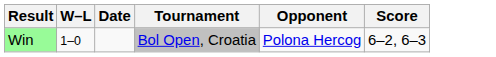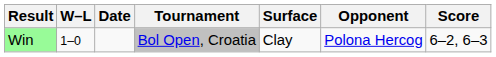+ column: (290, 16)
